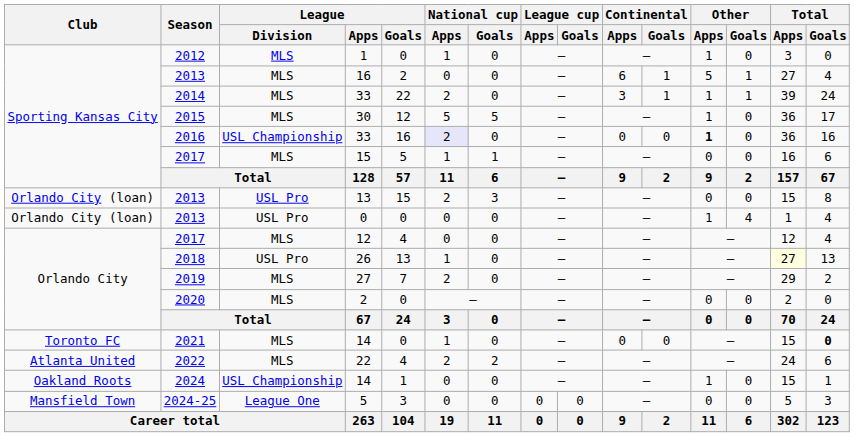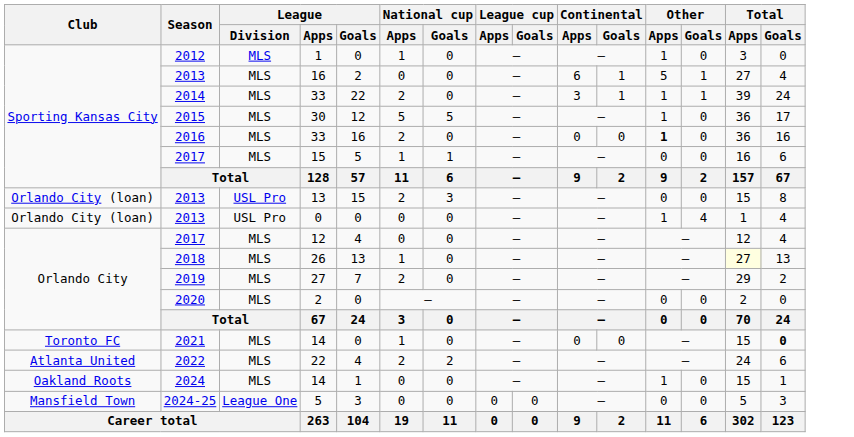(282, 137) USL Championship -> (260, 137) MLS
(447, 137) lavender background -> (402, 137) no background
(282, 259) USL Pro -> (260, 259) MLS
(282, 381) USL Championship -> (260, 381) MLS
